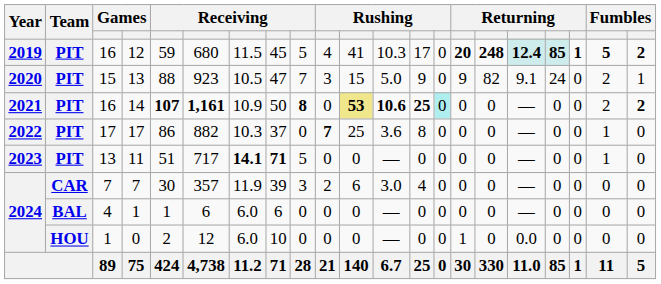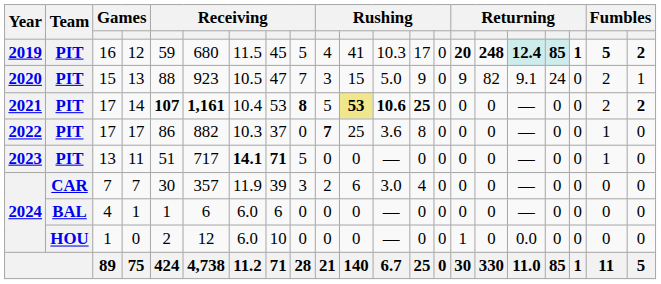(107, 105) 16 -> (107, 105) 17
(247, 105) 10.9 -> (247, 105) 10.4
(278, 105) 50 -> (278, 105) 53
(327, 105) 0 -> (327, 105) 5
(442, 105) paleturquoise background -> (442, 105) no background
